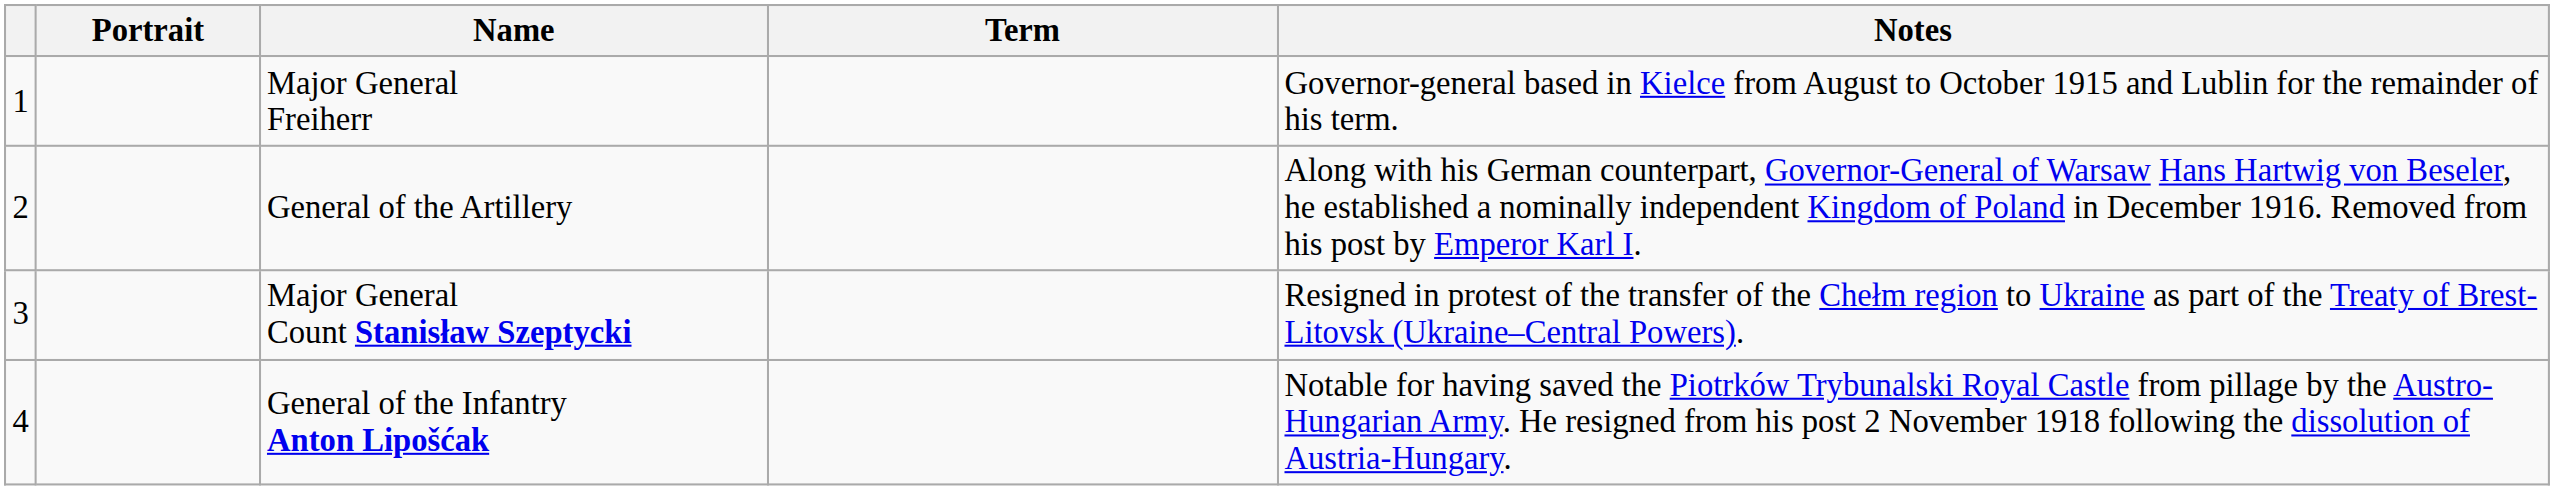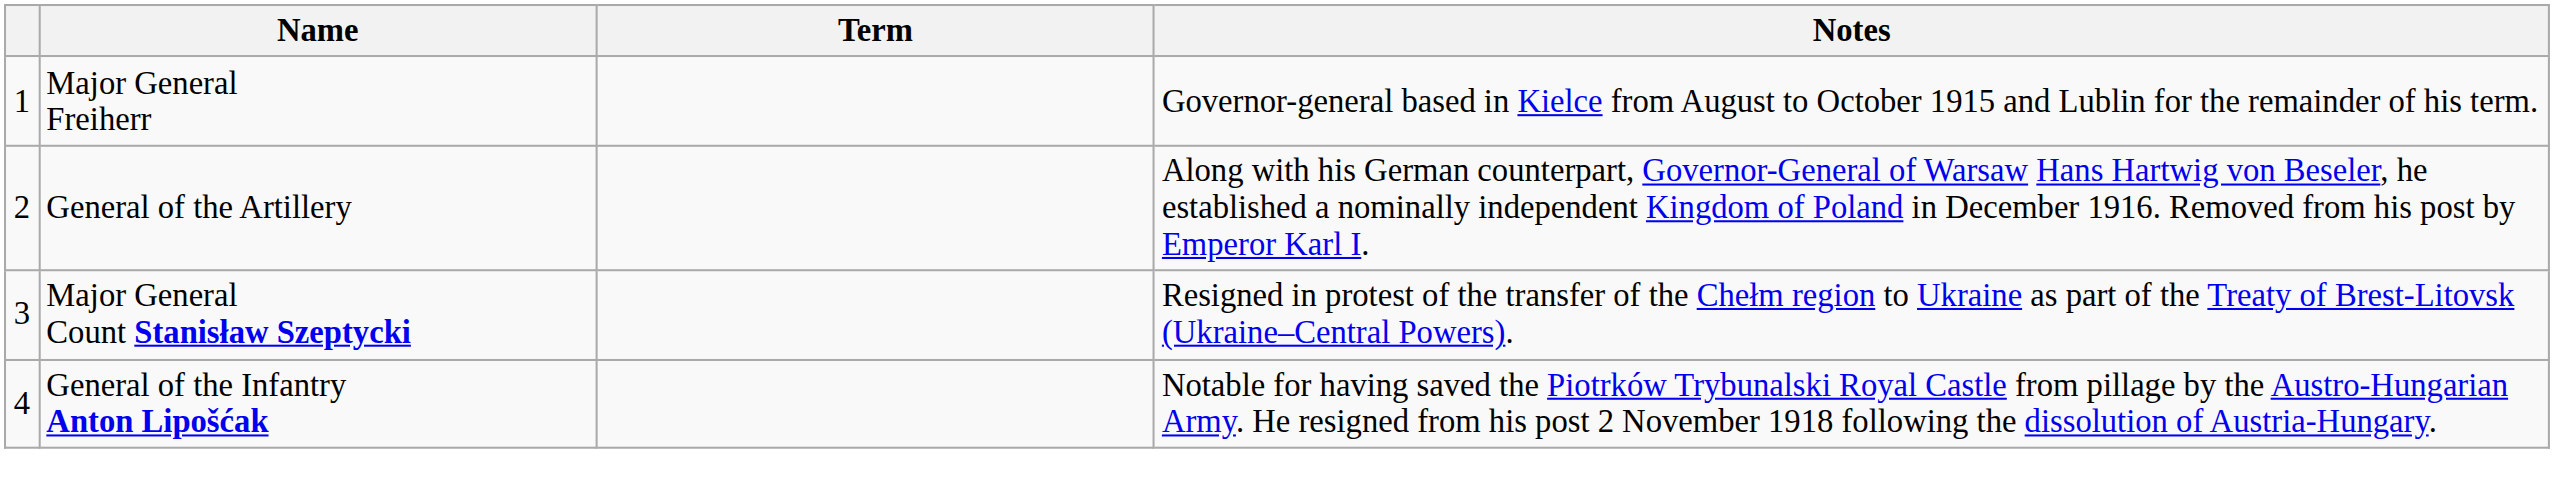- column: (148, 30)
